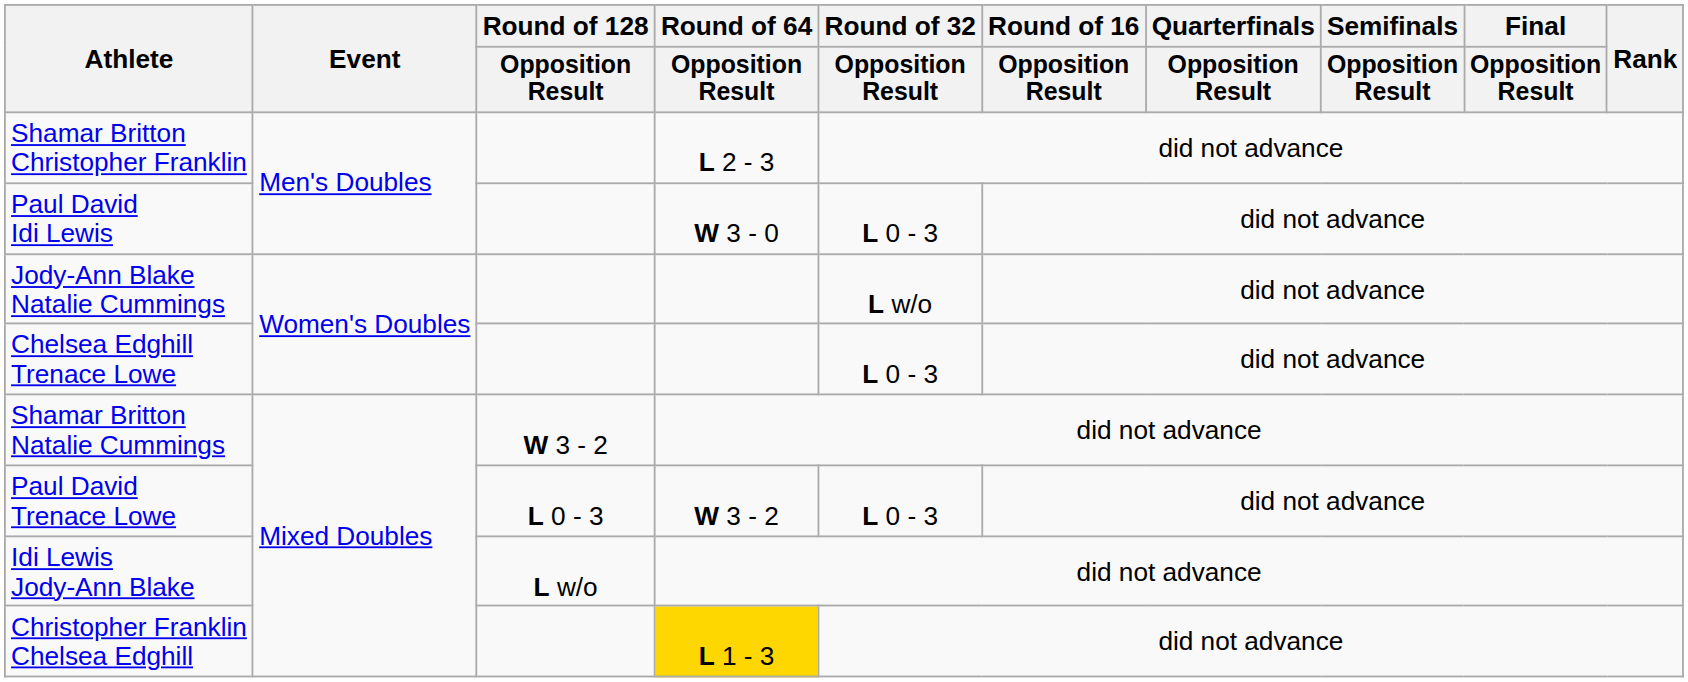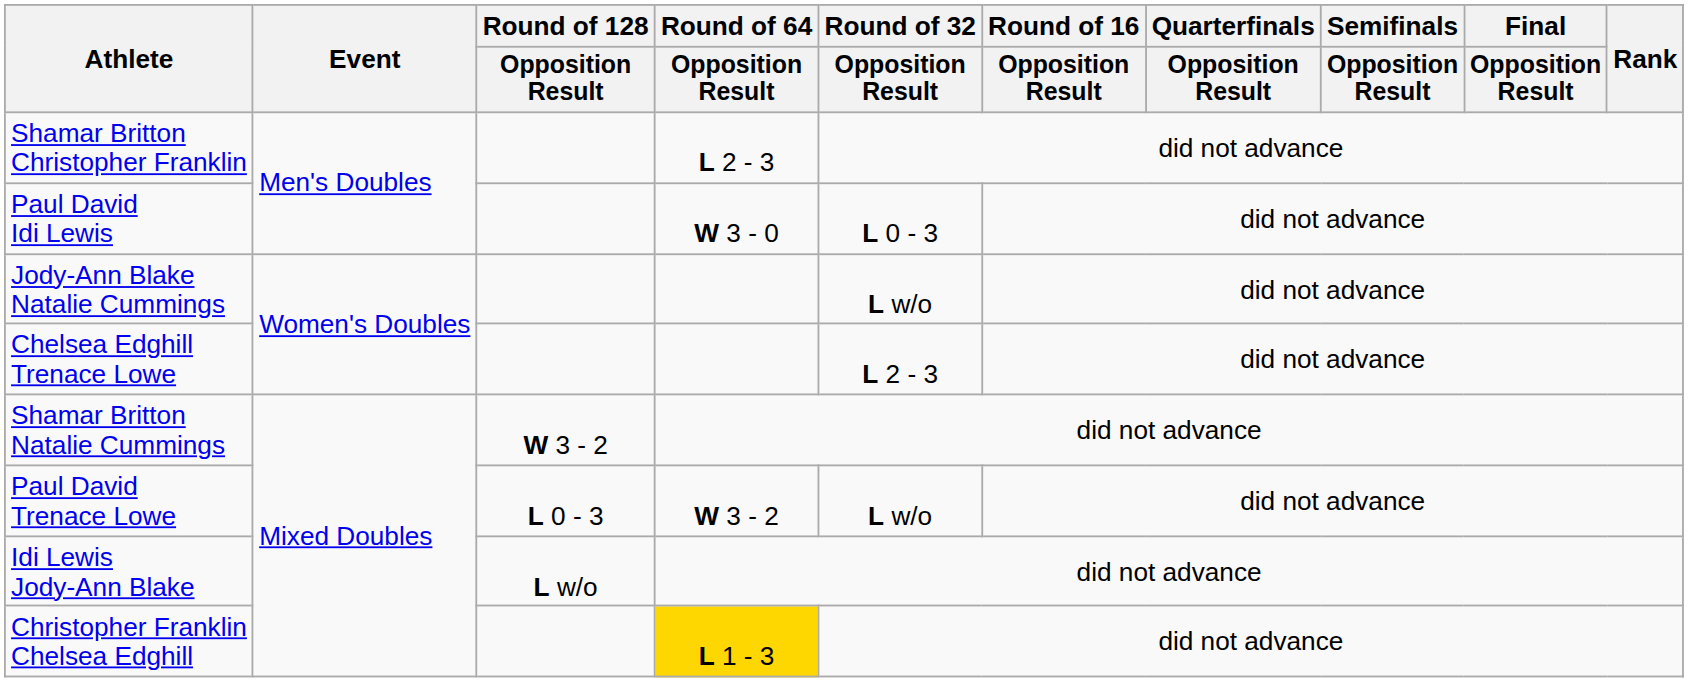(900, 374) L 0 - 3 -> (900, 374) L 2 - 3
(900, 516) L 0 - 3 -> (900, 516) L w/o
